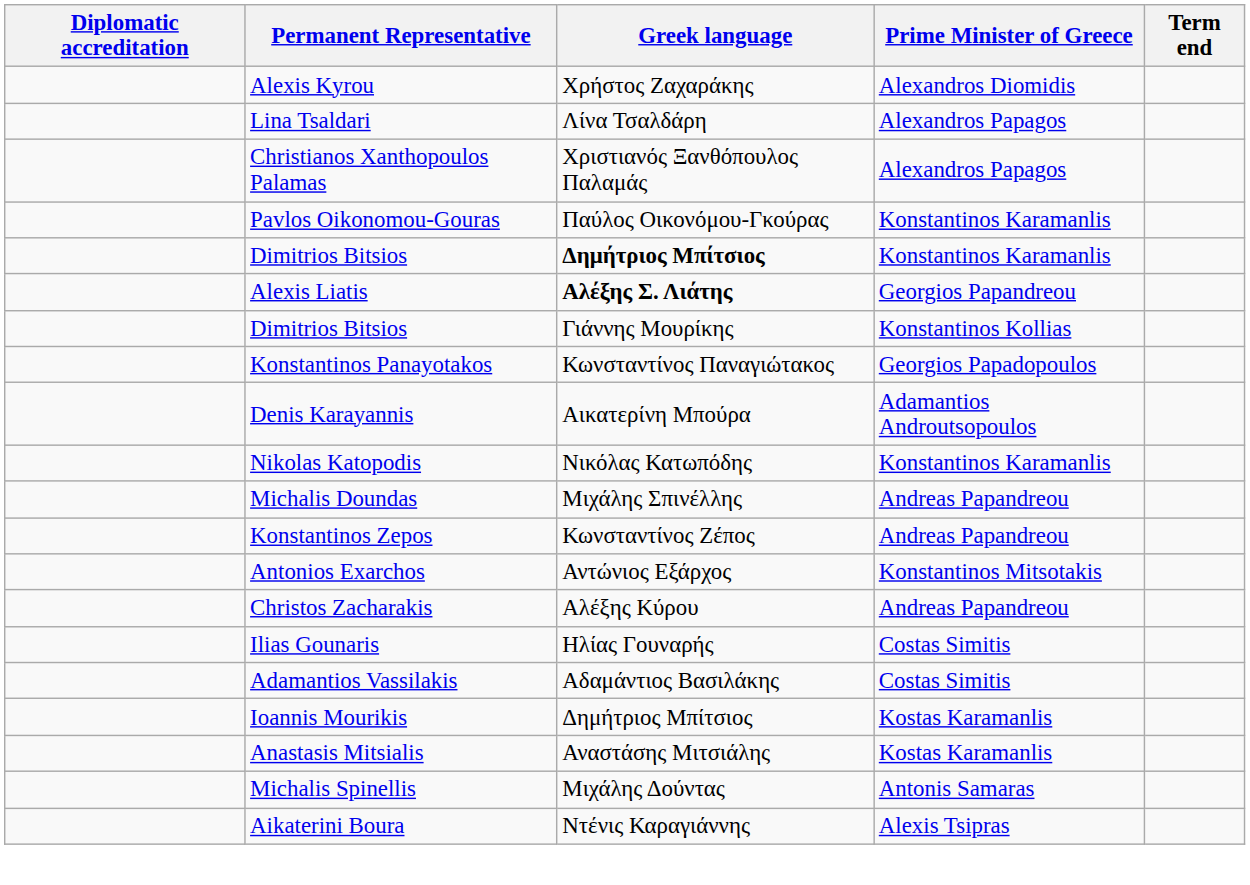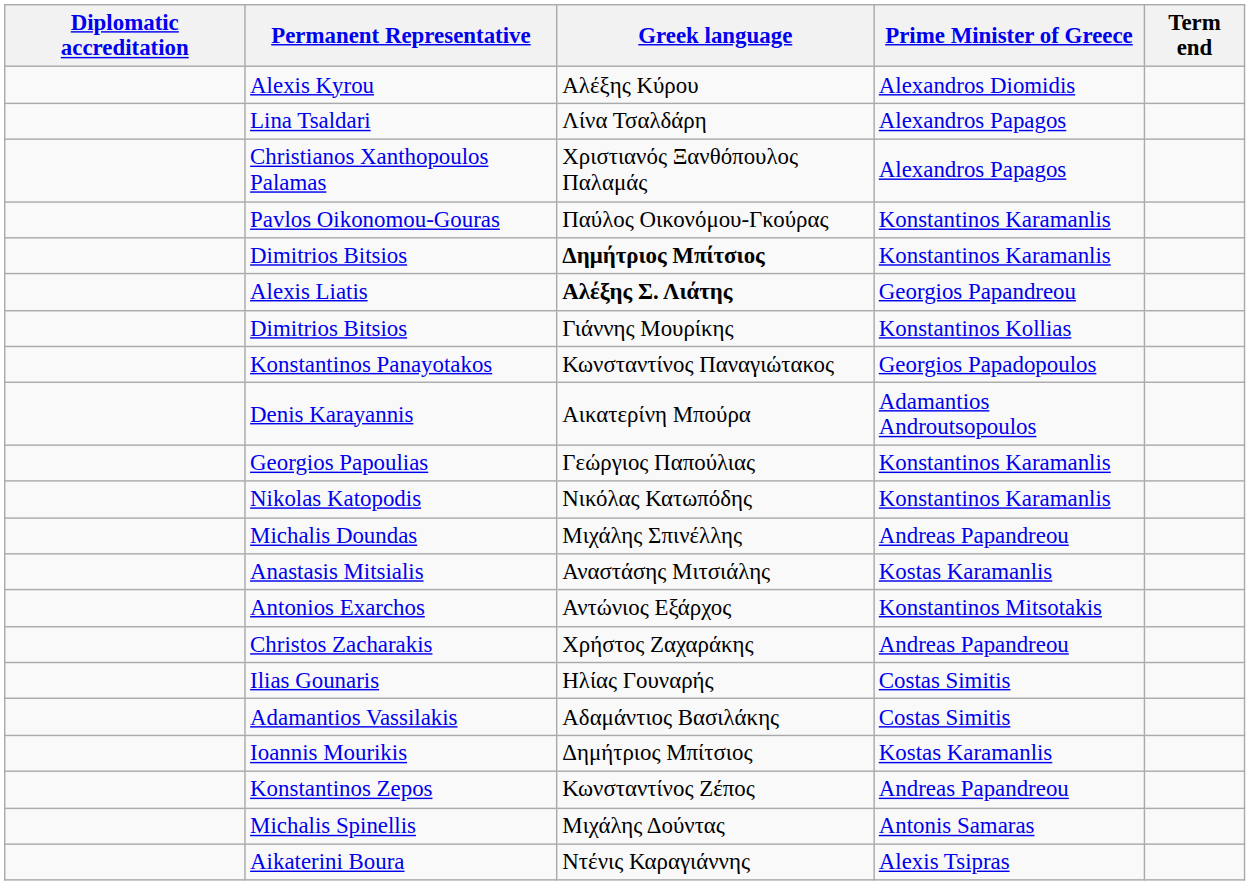(658, 84) Χρήστος Ζαχαράκης -> (630, 84) Αλέξης Κύρου
+ row: (339, 462)
rows swapped: (341, 535) <-> (337, 753)
(630, 607) Αλέξης Κύρου -> (658, 644) Χρήστος Ζαχαράκης
